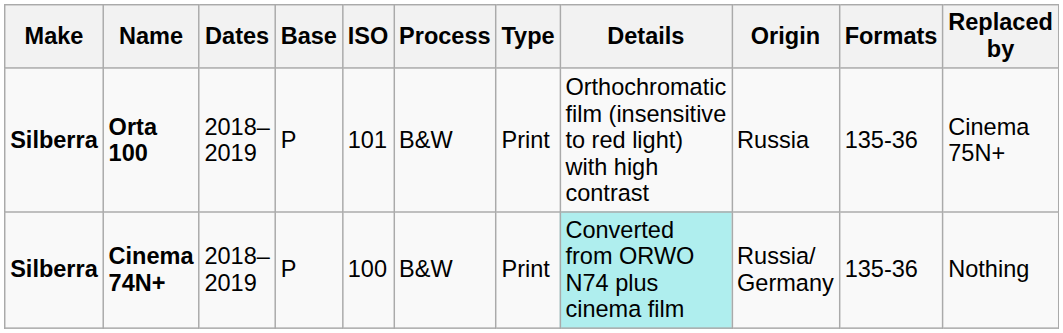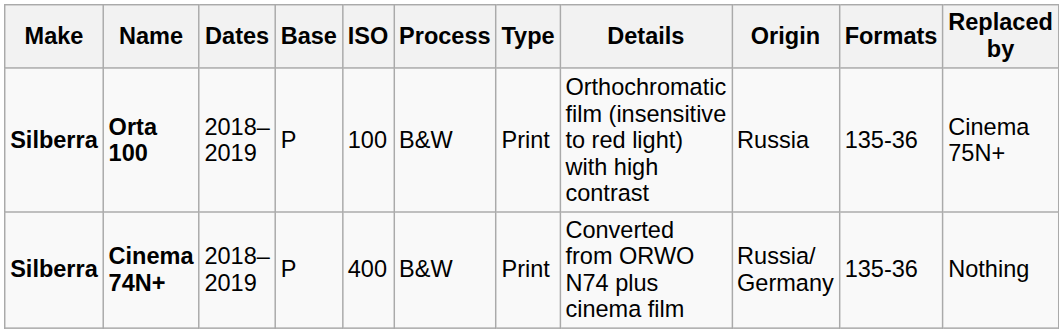(367, 139) 101 -> (367, 139) 100
(367, 269) 100 -> (367, 269) 400
(630, 269) paleturquoise background -> (630, 269) no background
